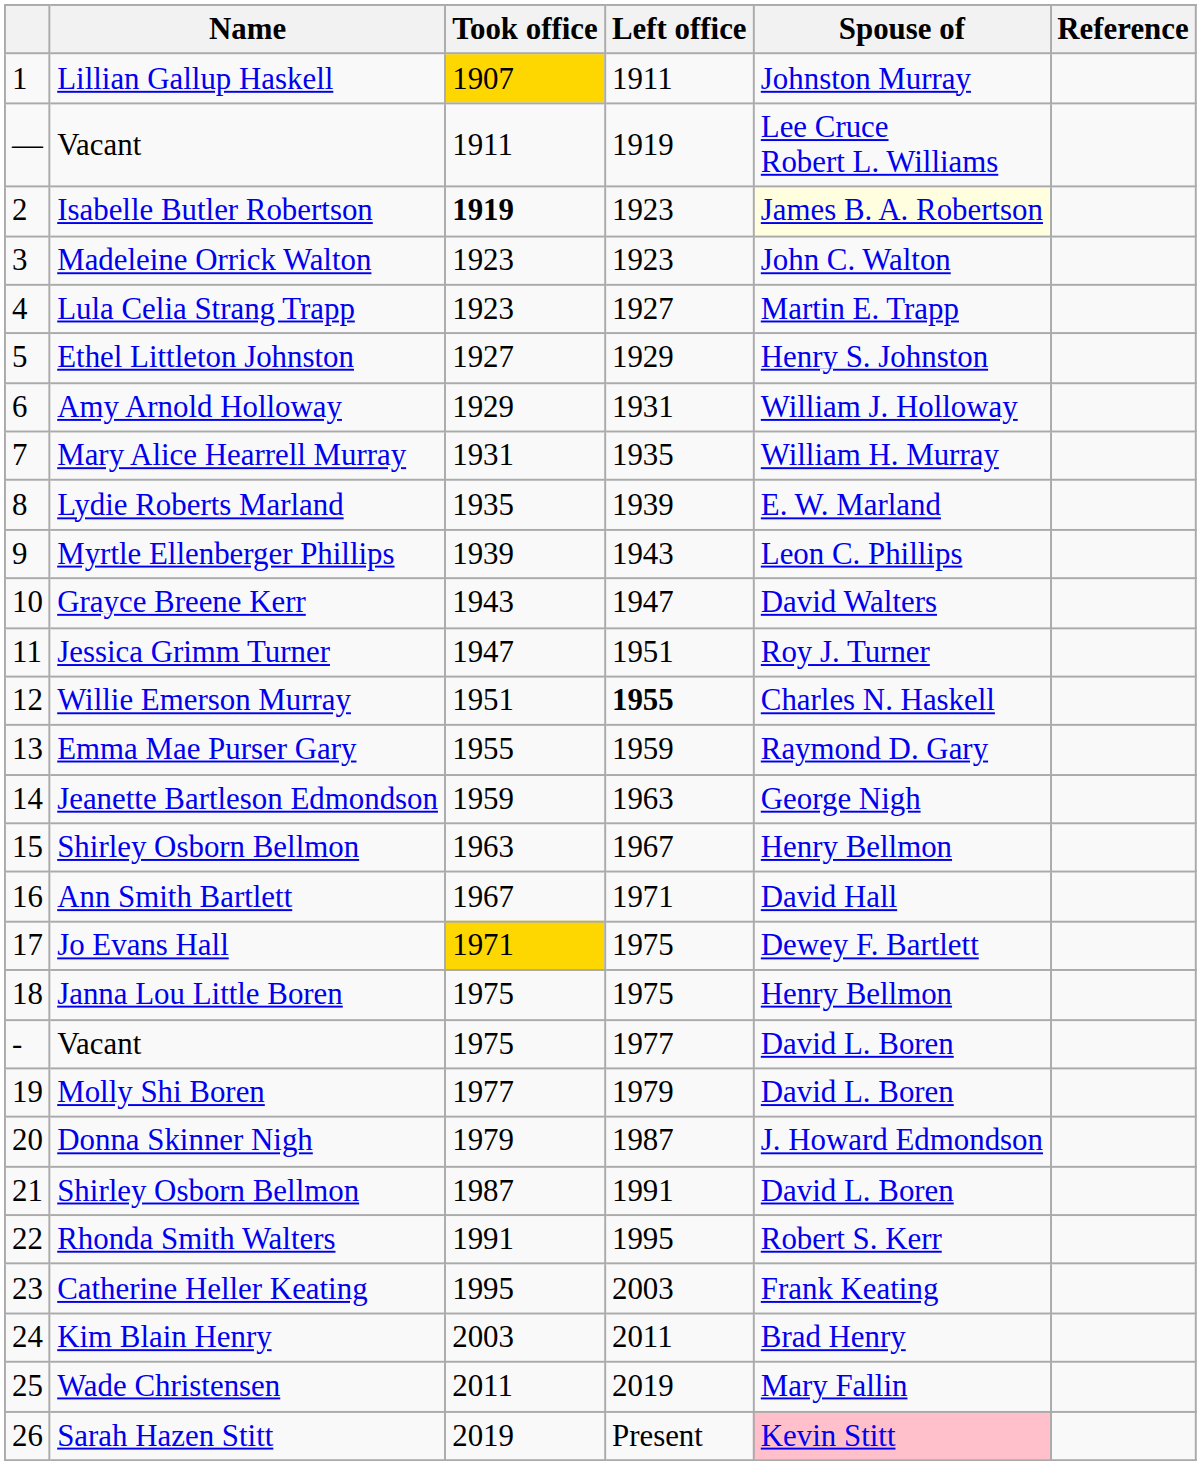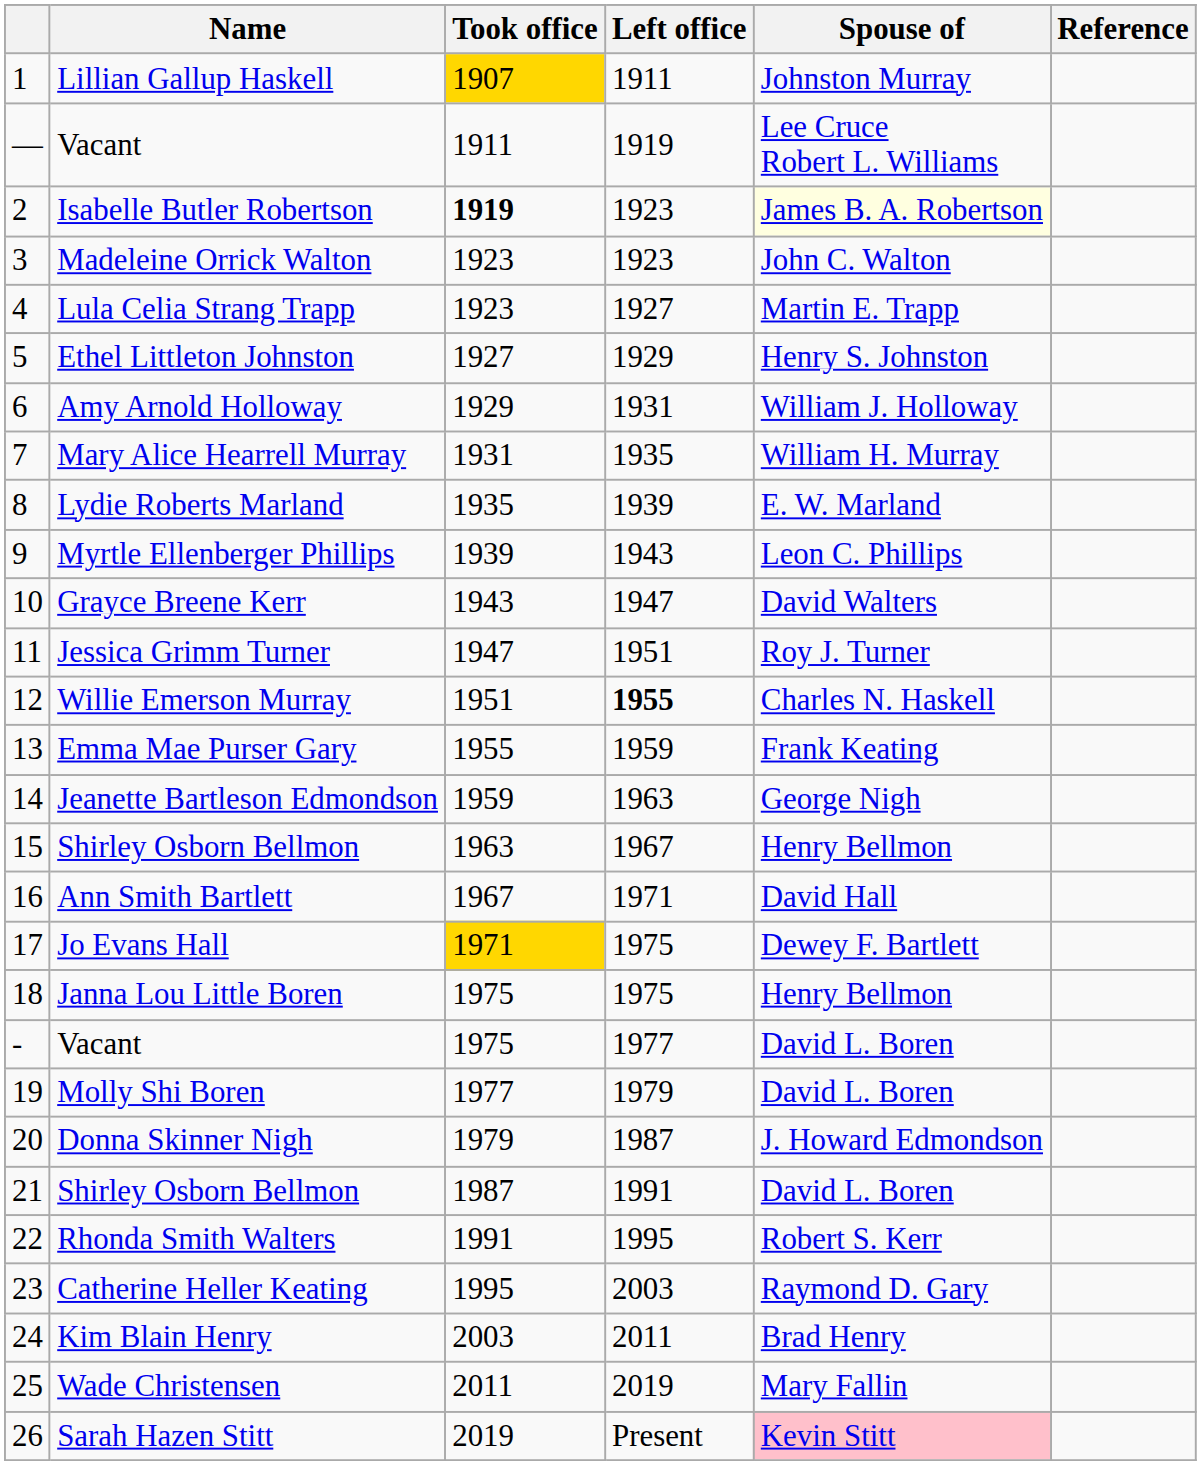(874, 749) Raymond D. Gary -> (850, 749) Frank Keating
(850, 1288) Frank Keating -> (874, 1288) Raymond D. Gary
